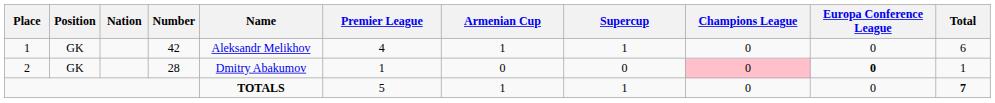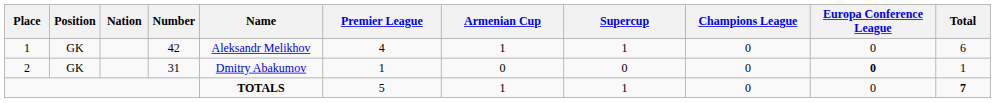(174, 68) 28 -> (174, 68) 31
(748, 68) pink background -> (748, 68) no background
